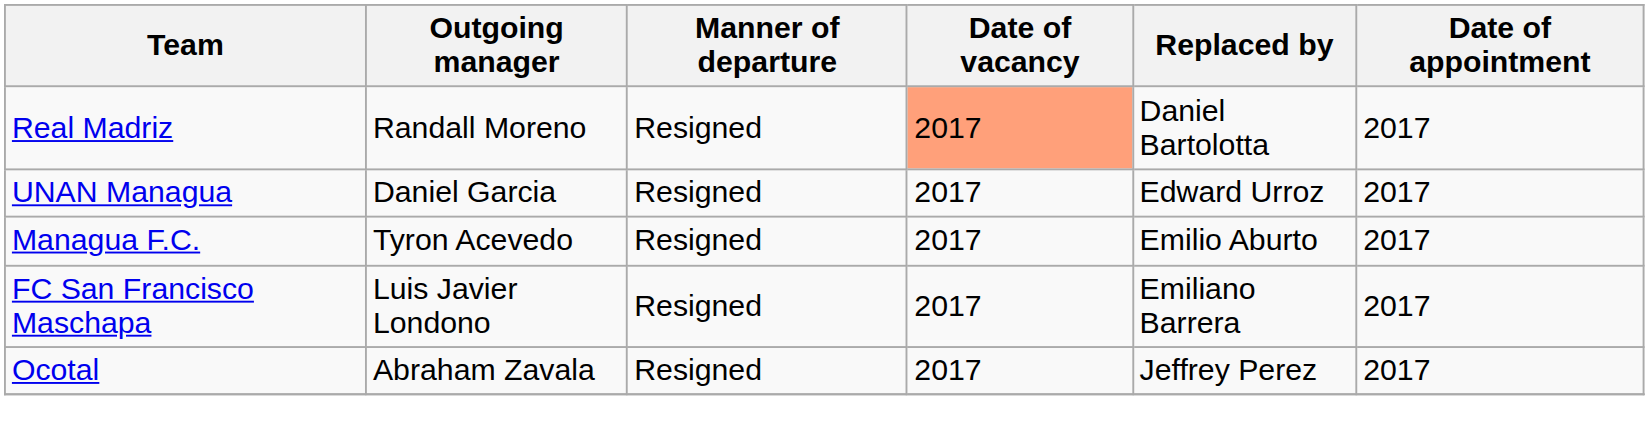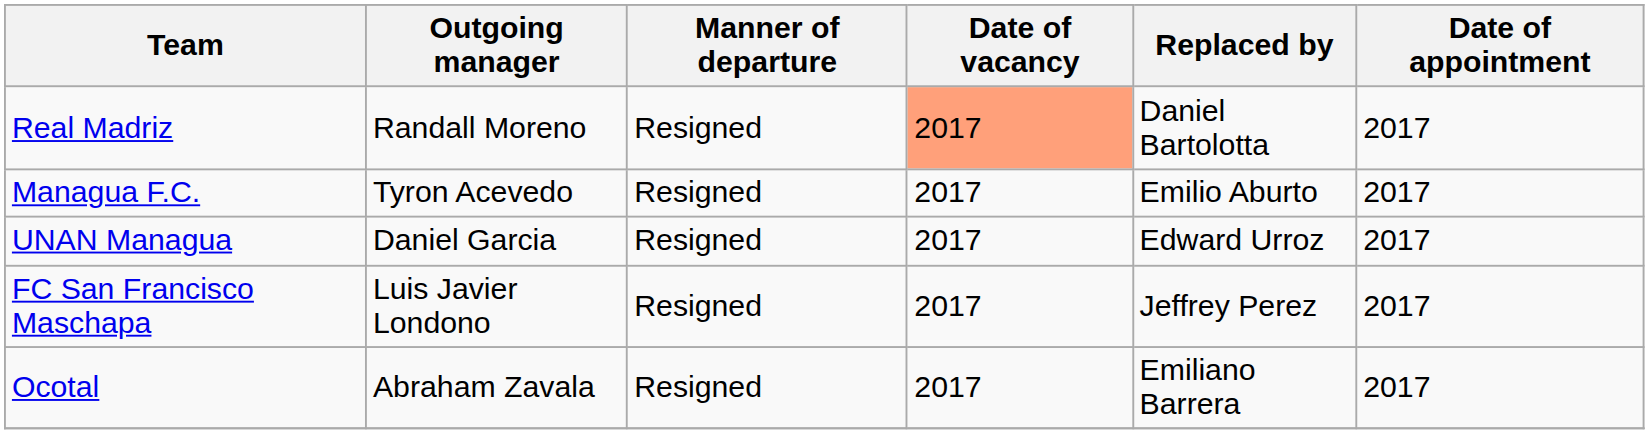rows swapped: (122, 192) <-> (106, 240)
(1198, 305) Emiliano Barrera -> (1228, 305) Jeffrey Perez
(1228, 370) Jeffrey Perez -> (1198, 387) Emiliano Barrera
